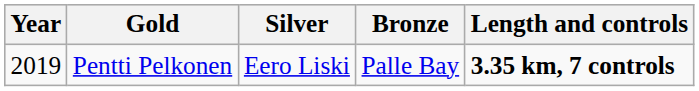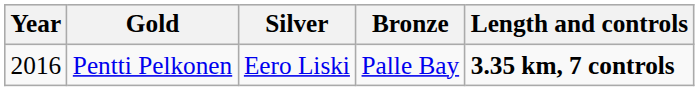(36, 64) 2019 -> (36, 64) 2016
